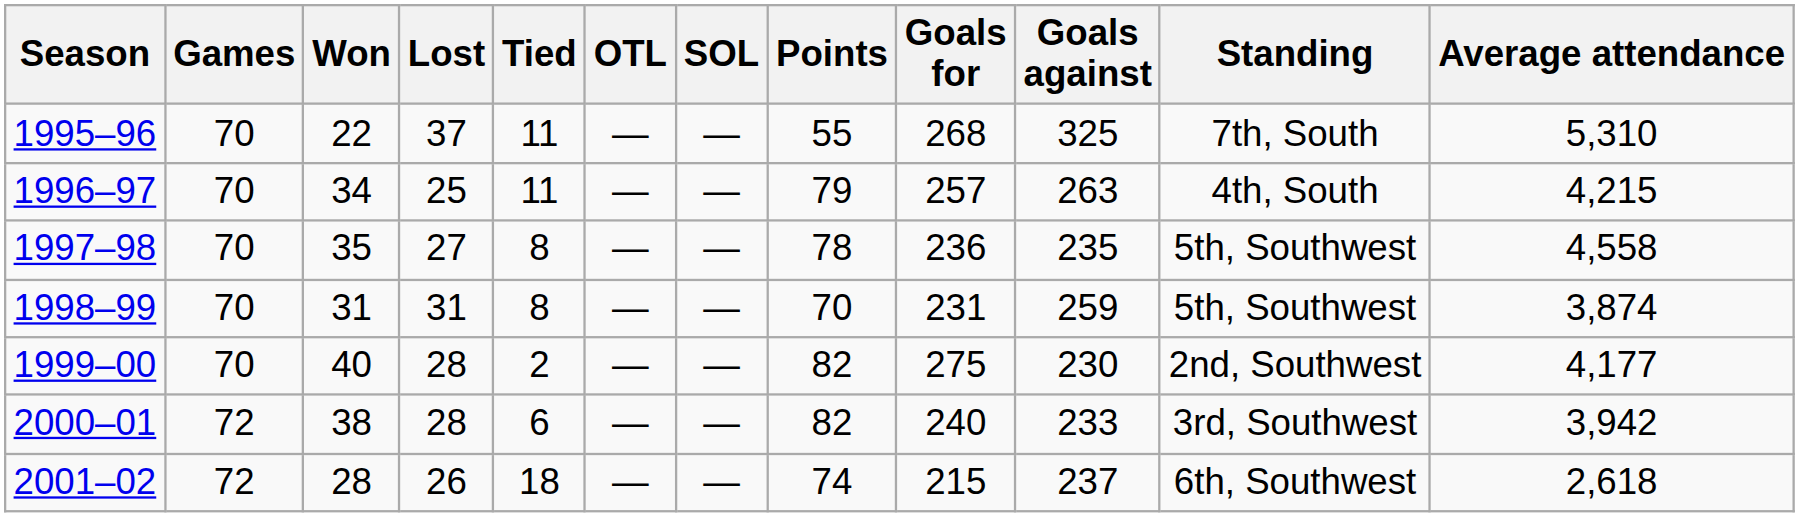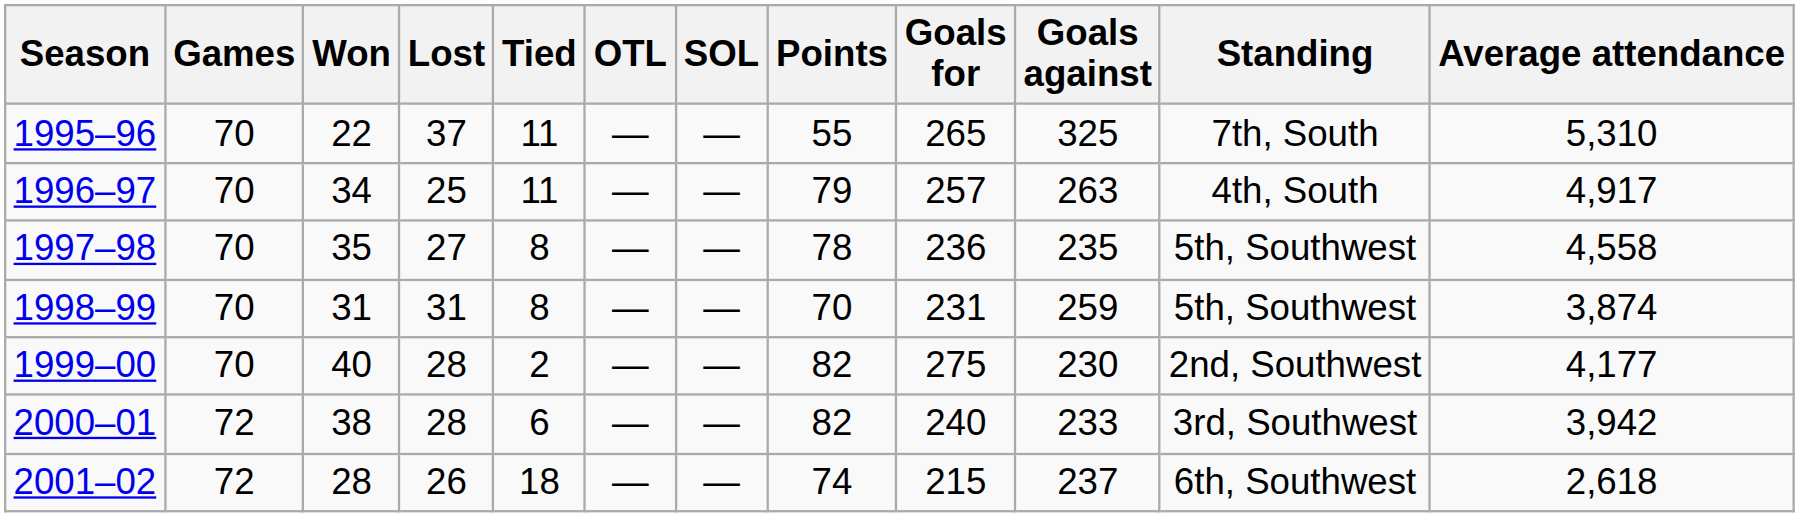(956, 132) 268 -> (956, 132) 265
(1612, 190) 4,215 -> (1612, 190) 4,917
